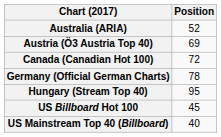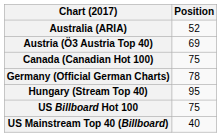(194, 60) 72 -> (194, 60) 75
(194, 108) 45 -> (194, 108) 75
